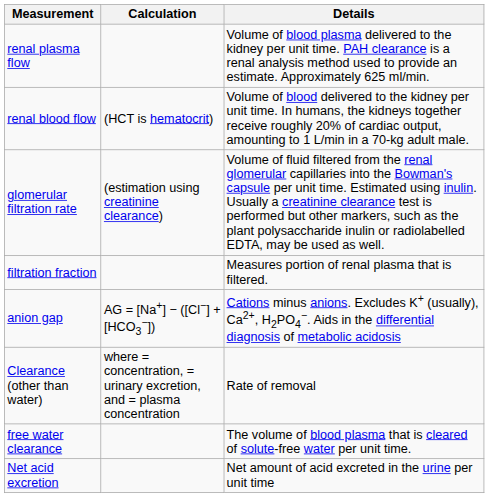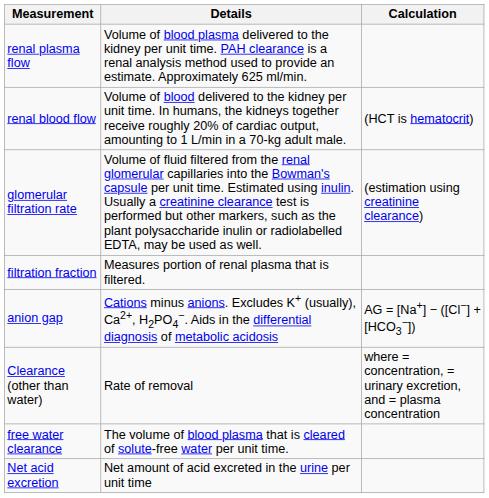columns swapped: (162, 14) <-> (354, 14)
